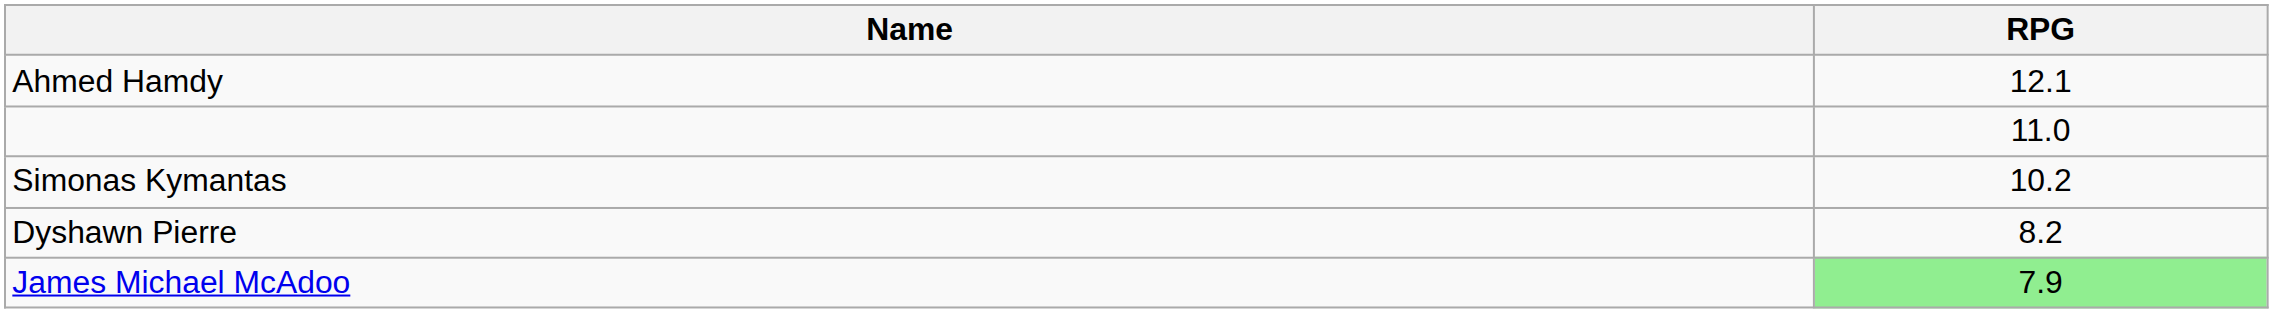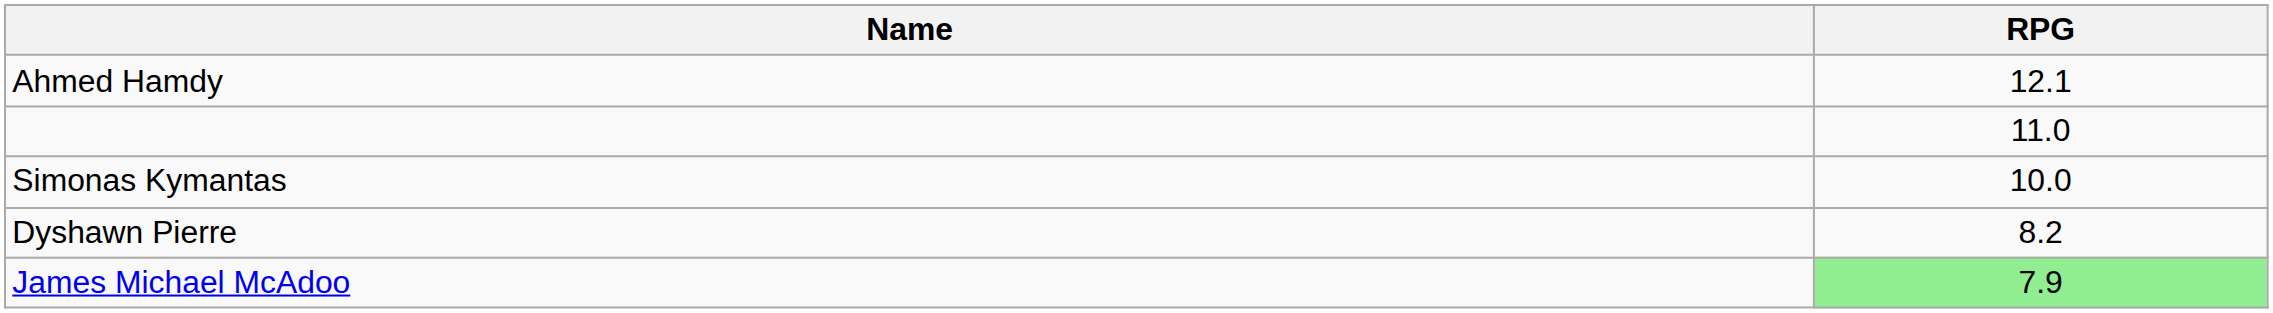(2041, 181) 10.2 -> (2041, 181) 10.0
